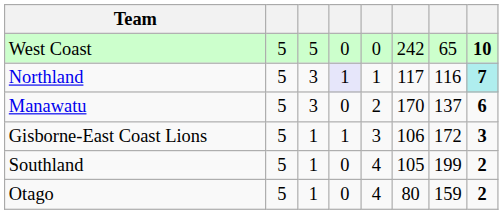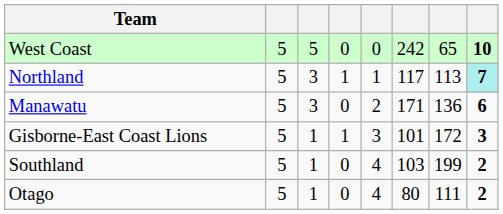(345, 77) lavender background -> (345, 77) no background
(448, 77) 116 -> (448, 77) 113
(411, 106) 170 -> (411, 106) 171
(448, 106) 137 -> (448, 106) 136
(411, 135) 106 -> (411, 135) 101
(411, 164) 105 -> (411, 164) 103
(448, 194) 159 -> (448, 194) 111
